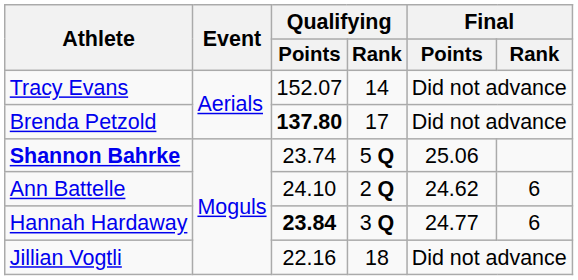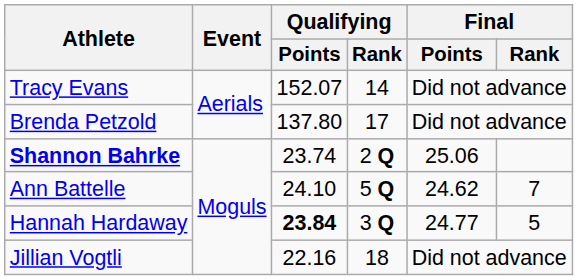(309, 122) bold -> (309, 122) normal
(377, 156) 5 Q -> (377, 156) 2 Q
(377, 190) 2 Q -> (377, 190) 5 Q
(534, 190) 6 -> (534, 190) 7
(534, 224) 6 -> (534, 224) 5
